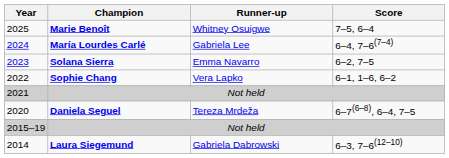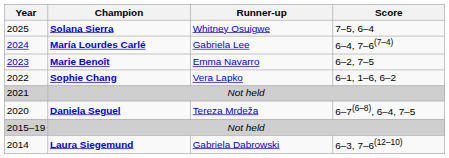(80, 28) Marie Benoît -> (82, 28) Solana Sierra
(82, 62) Solana Sierra -> (80, 62) Marie Benoît
